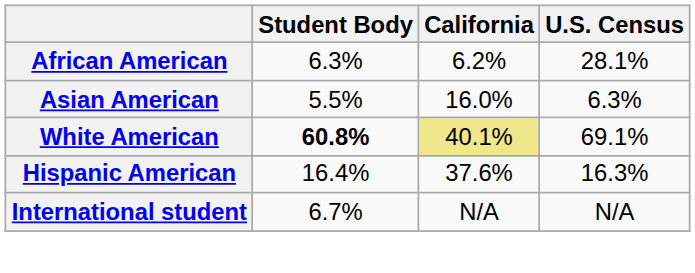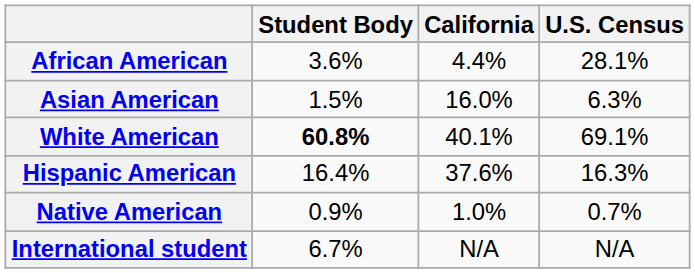(336, 62) 6.3% -> (336, 62) 3.6%
(479, 62) 6.2% -> (479, 62) 4.4%
(336, 99) 5.5% -> (336, 99) 1.5%
(479, 137) khaki background -> (479, 137) no background
+ row: (129, 212)
